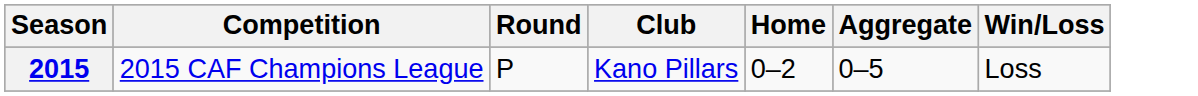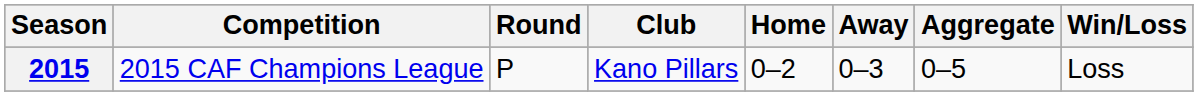+ column: (873, 25)
